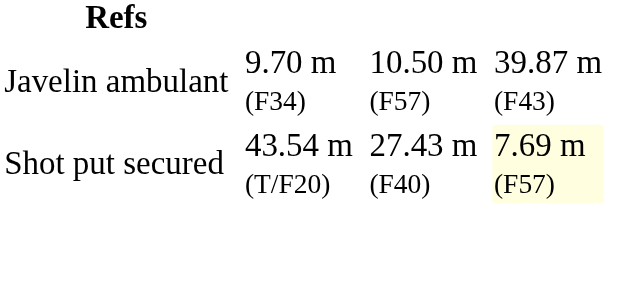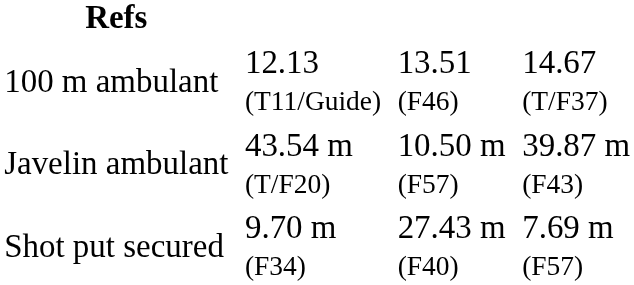+ row: (111, 81)
(291, 81) 9.70 m (F34) -> (299, 163) 43.54 m (T/F20)
(299, 163) 43.54 m (T/F20) -> (291, 245) 9.70 m (F34)
(540, 163) lightyellow background -> (568, 245) no background
